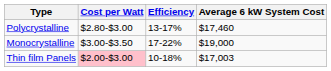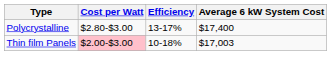(216, 27) $17,460 -> (216, 27) $17,400
- row: (40, 43)
